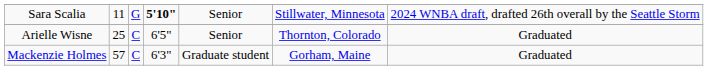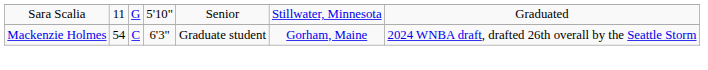(161, 14) bold -> (160, 14) normal
(545, 14) 2024 WNBA draft, drafted 26th overall by the Seattle Storm -> (542, 14) Graduated
- row: (57, 34)
(119, 55) 57 -> (119, 34) 54
(545, 55) Graduated -> (542, 34) 2024 WNBA draft, drafted 26th overall by the Seattle Storm
